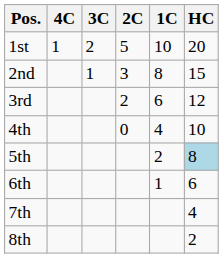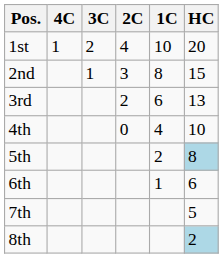(124, 45) 5 -> (124, 45) 4
(197, 101) 12 -> (197, 101) 13
(192, 211) 4 -> (192, 211) 5
(192, 239) no background -> (192, 239) lightblue background
